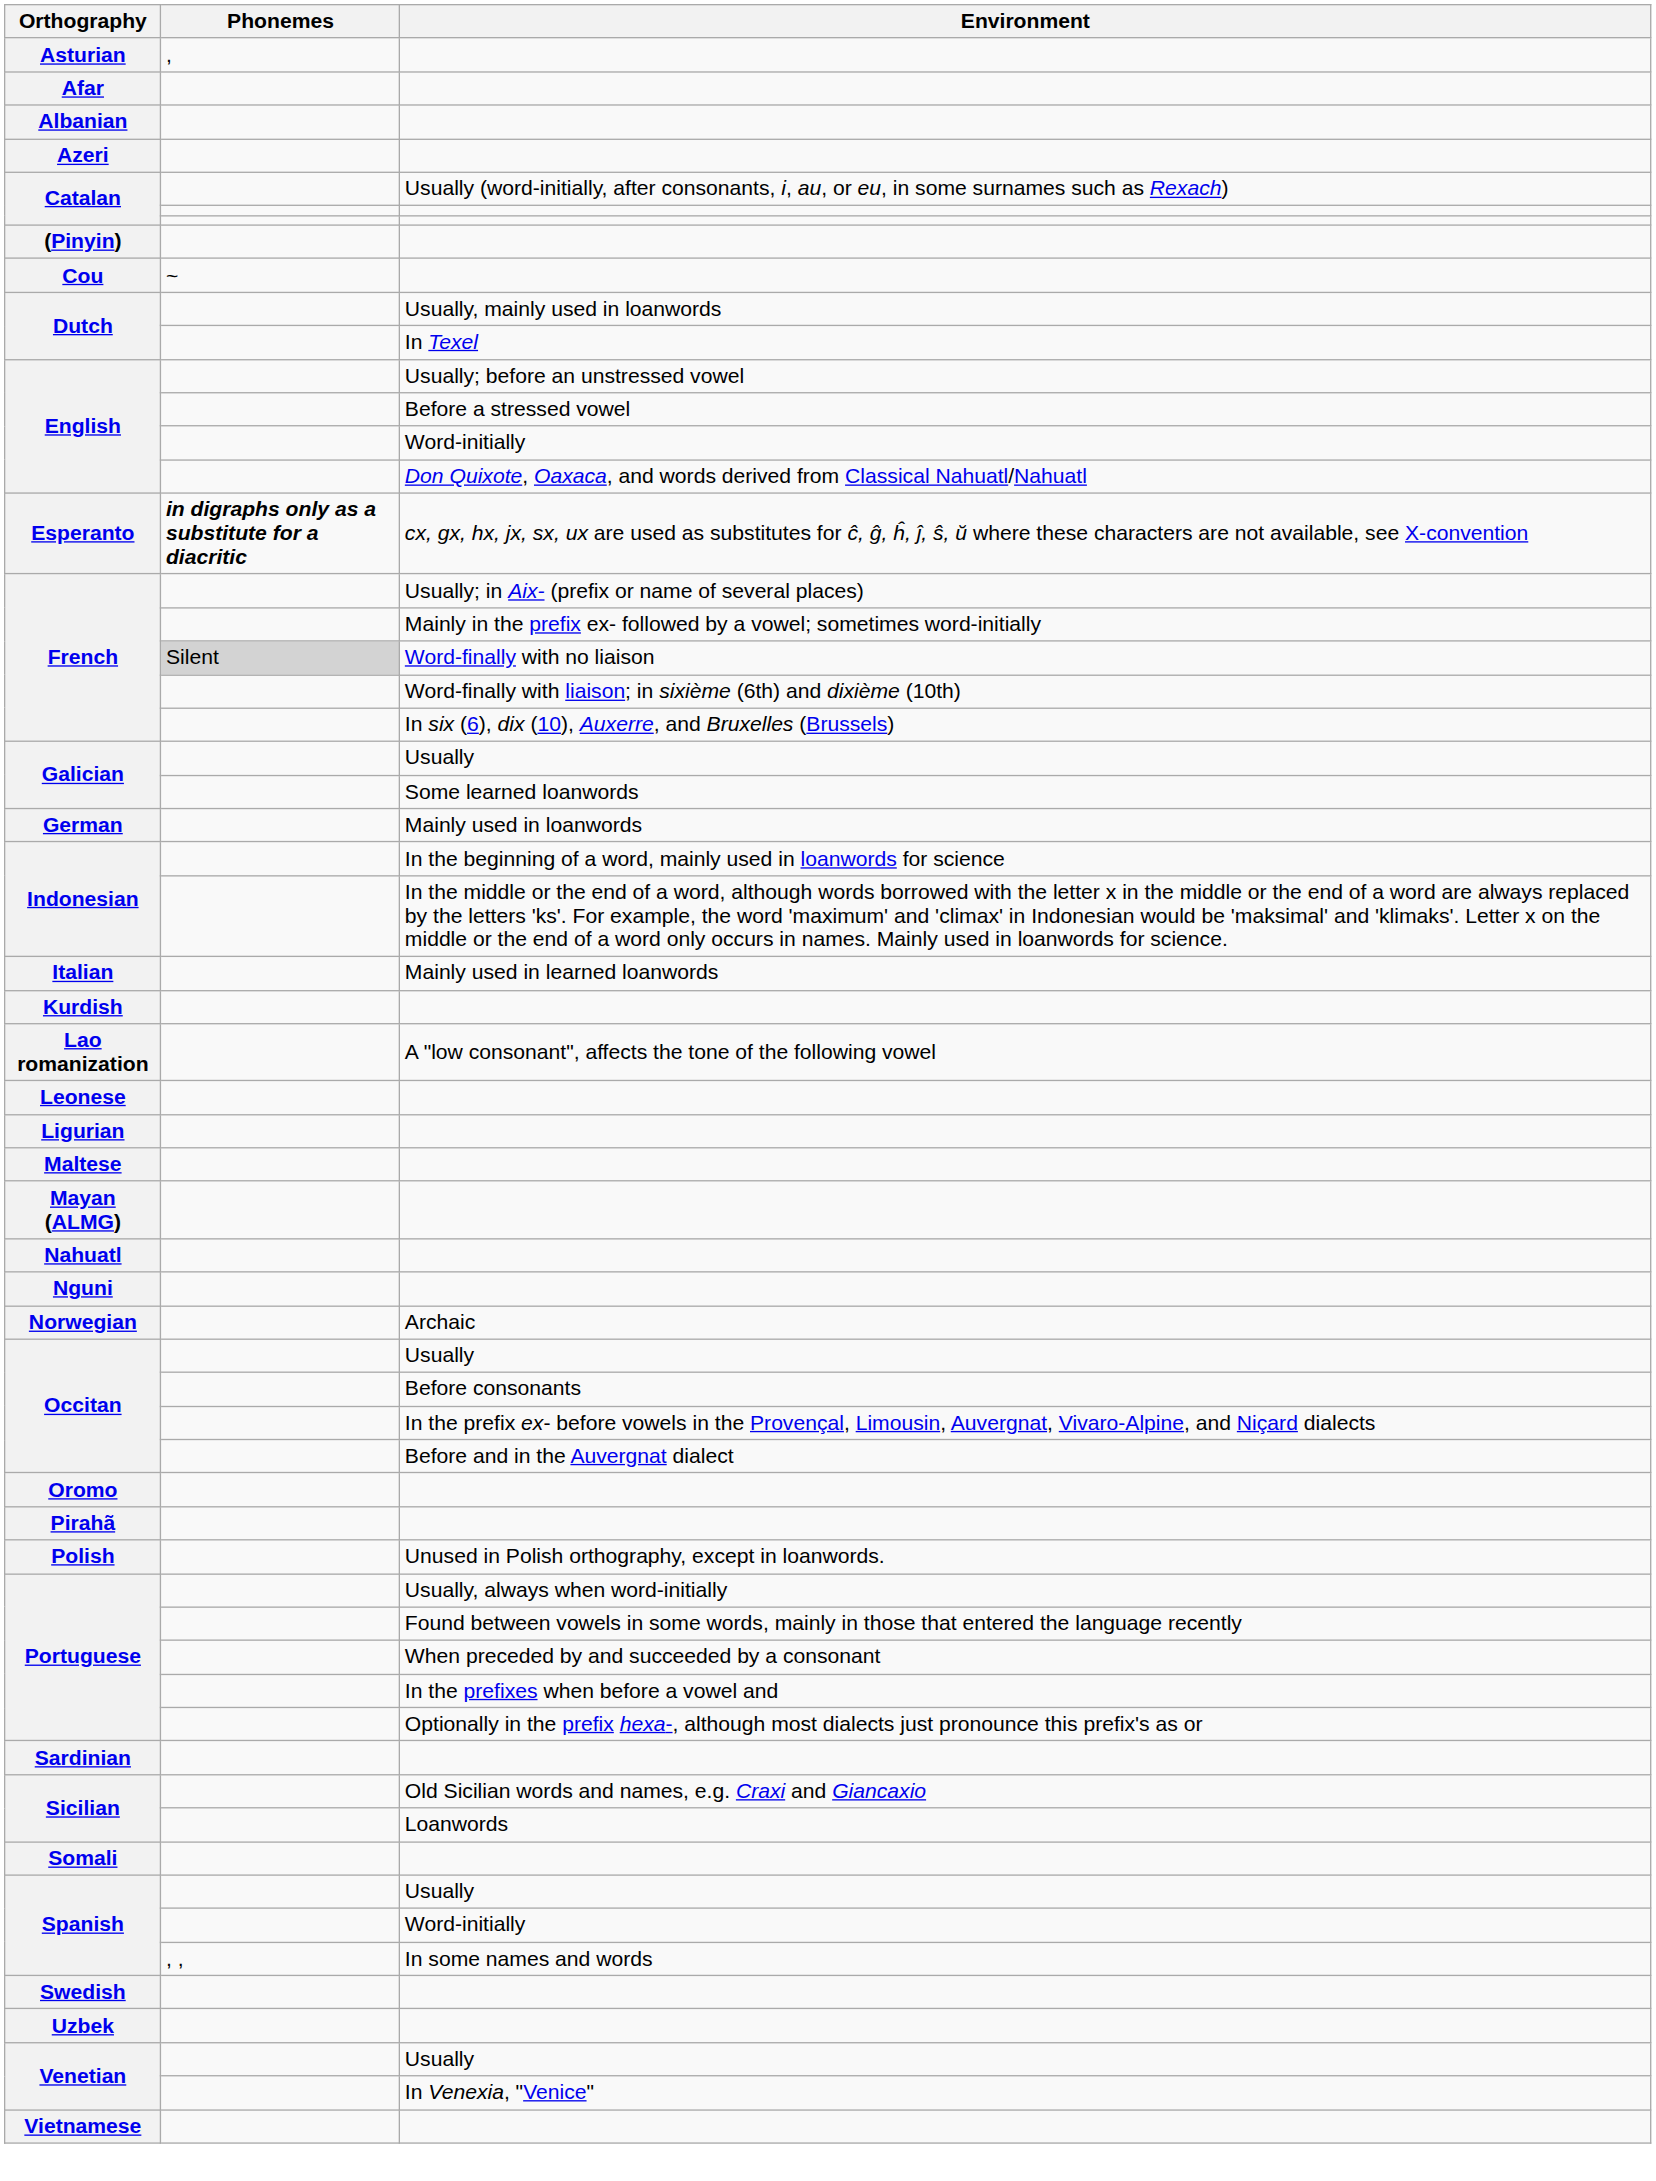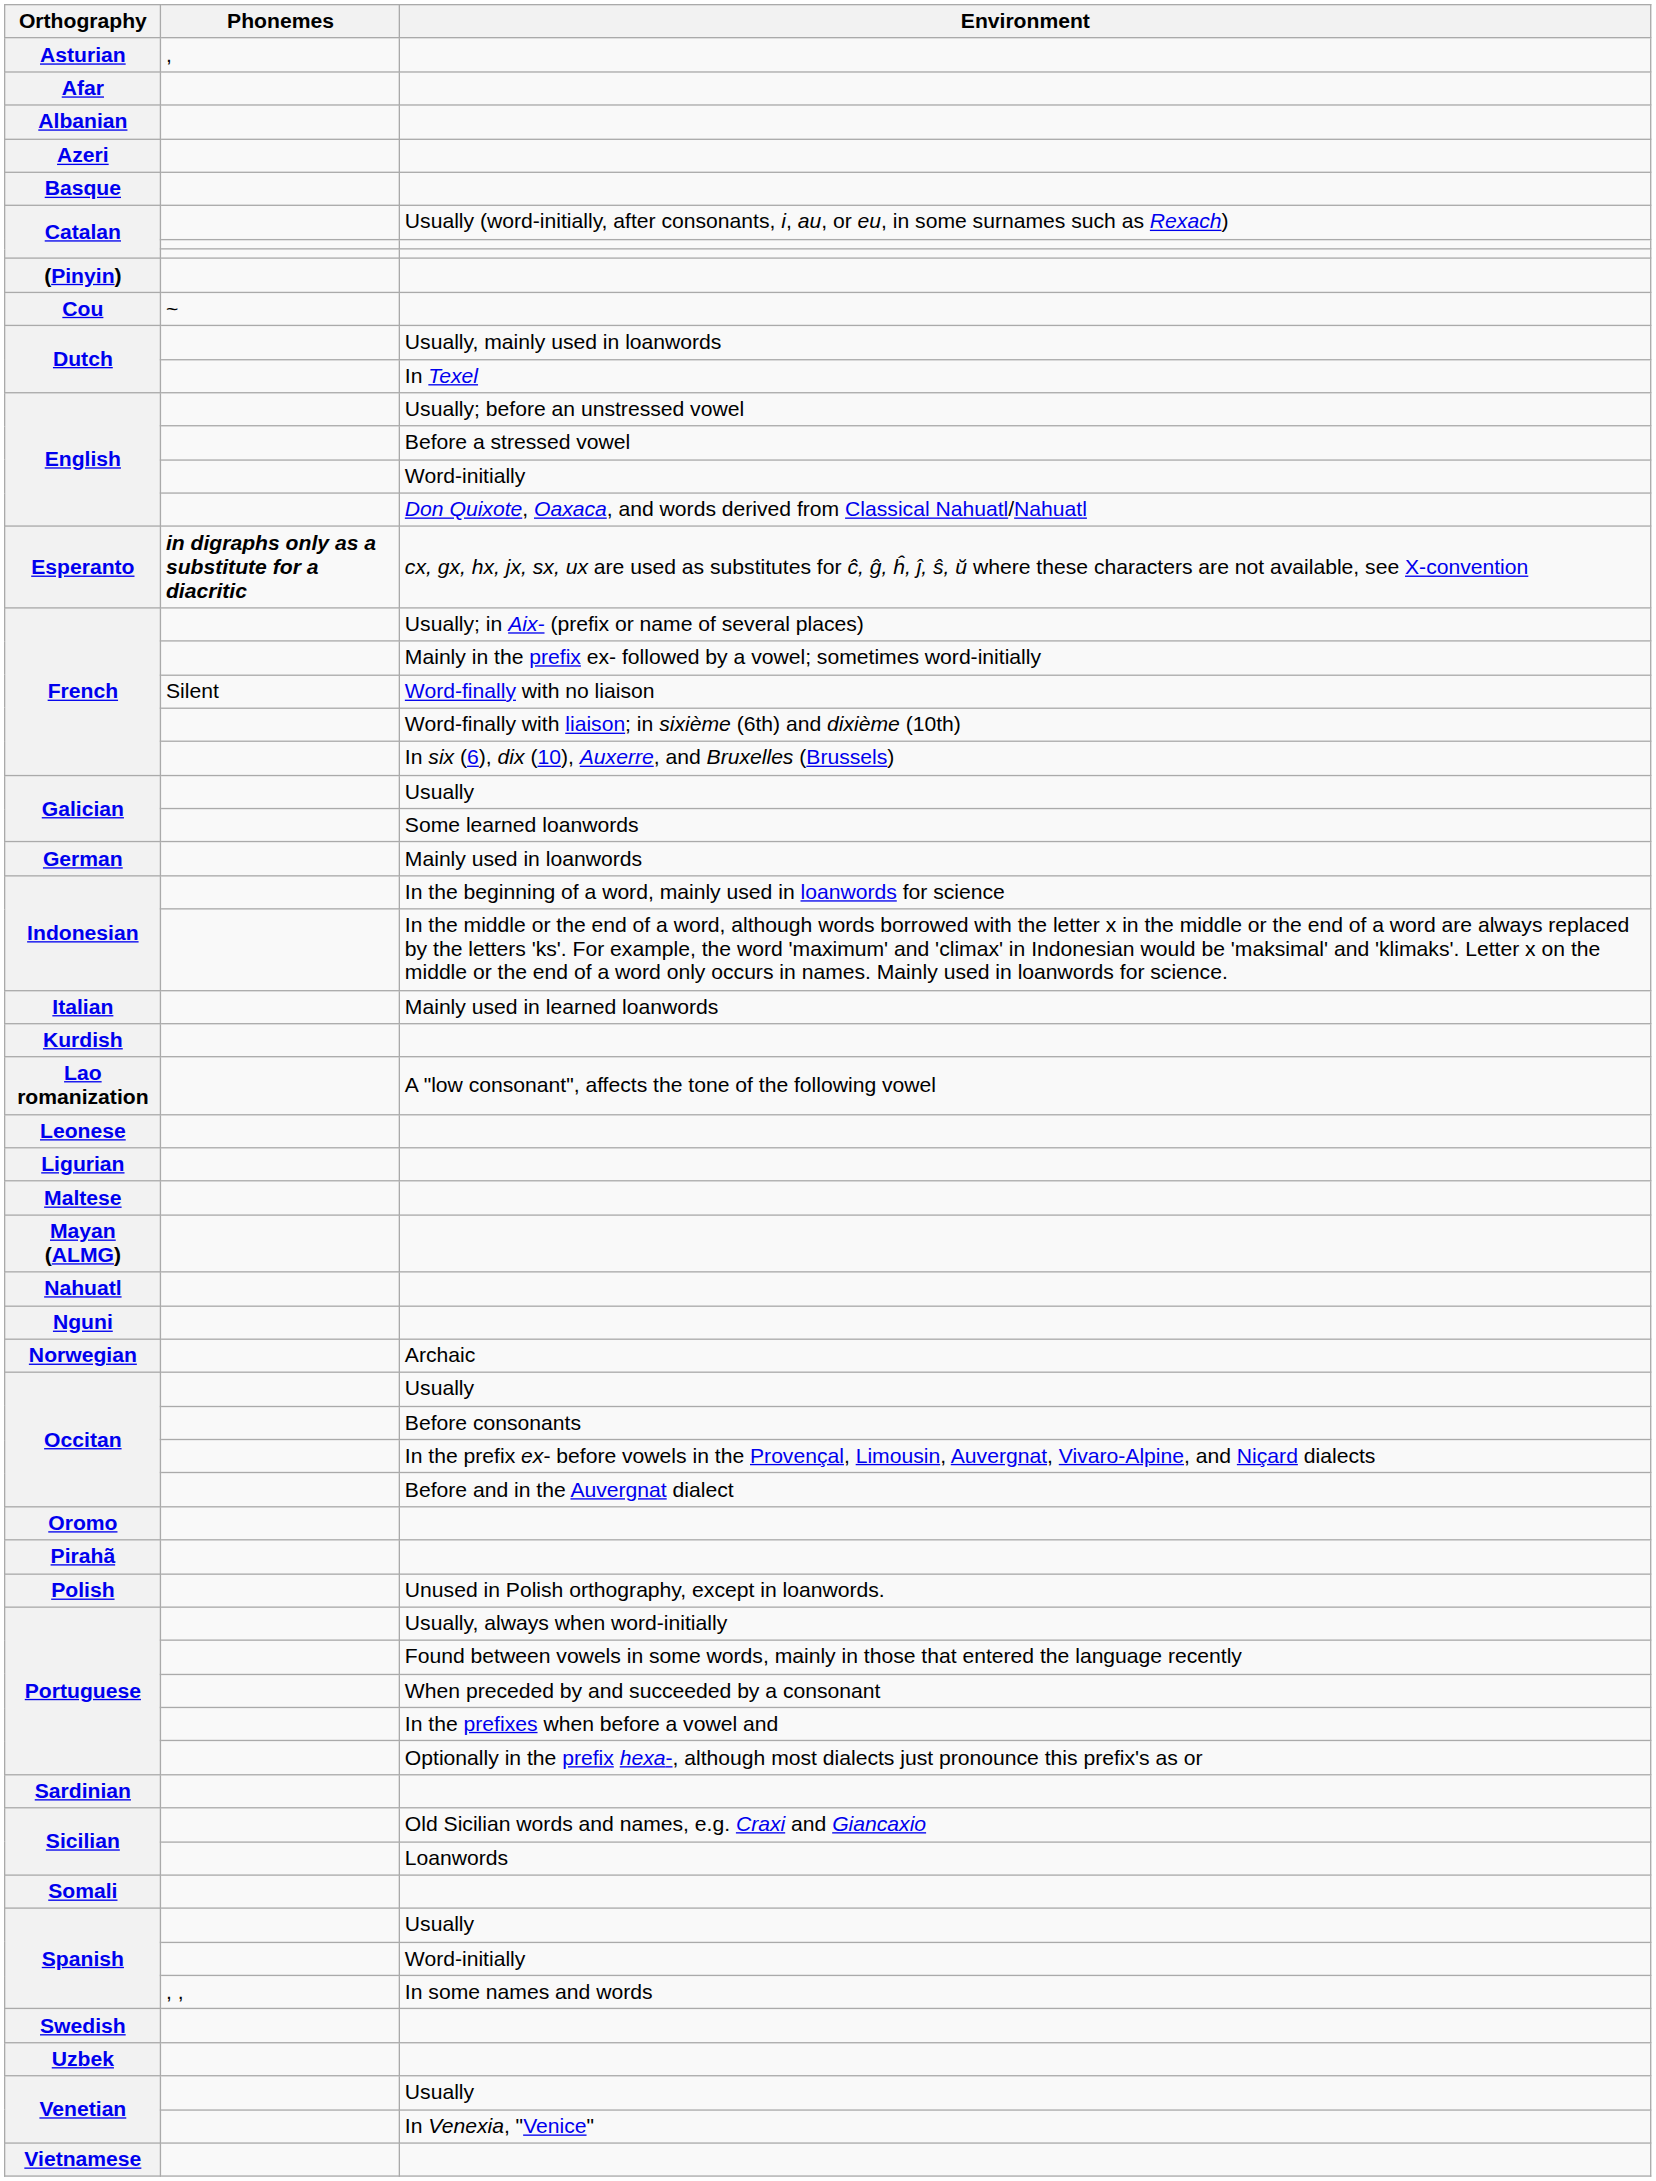+ row: (83, 188)
(192, 657) lightgrey background -> (192, 691) no background
